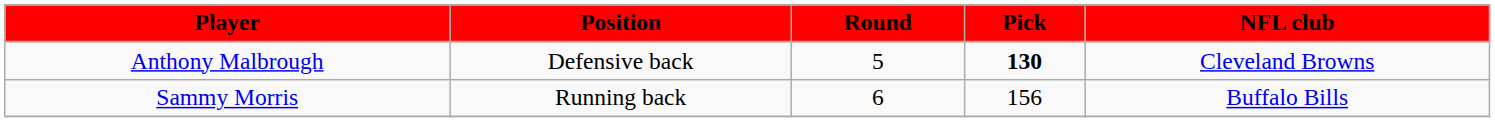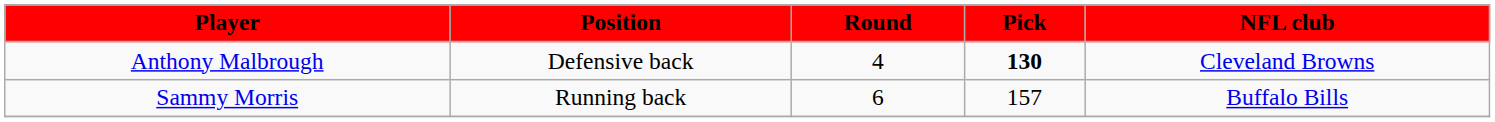(878, 60) 5 -> (878, 60) 4
(1024, 97) 156 -> (1024, 97) 157
